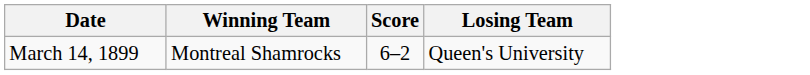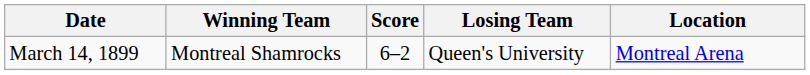+ column: (708, 20)
